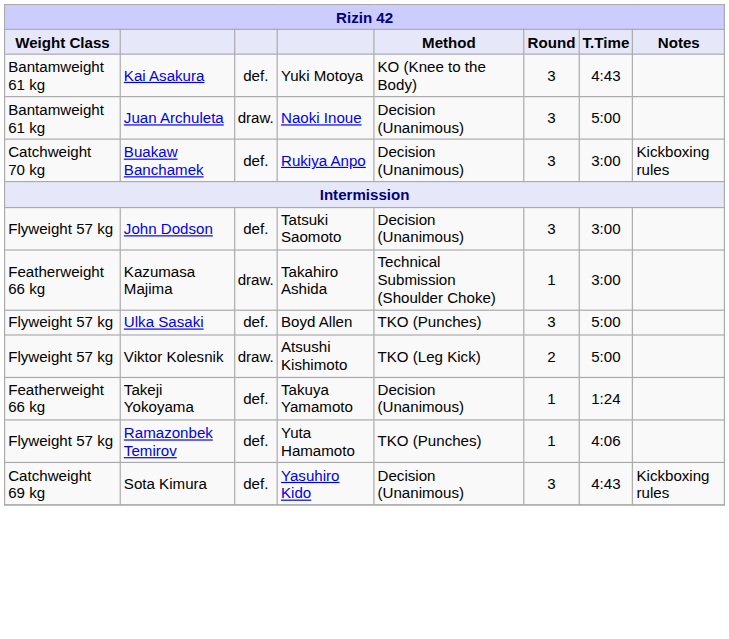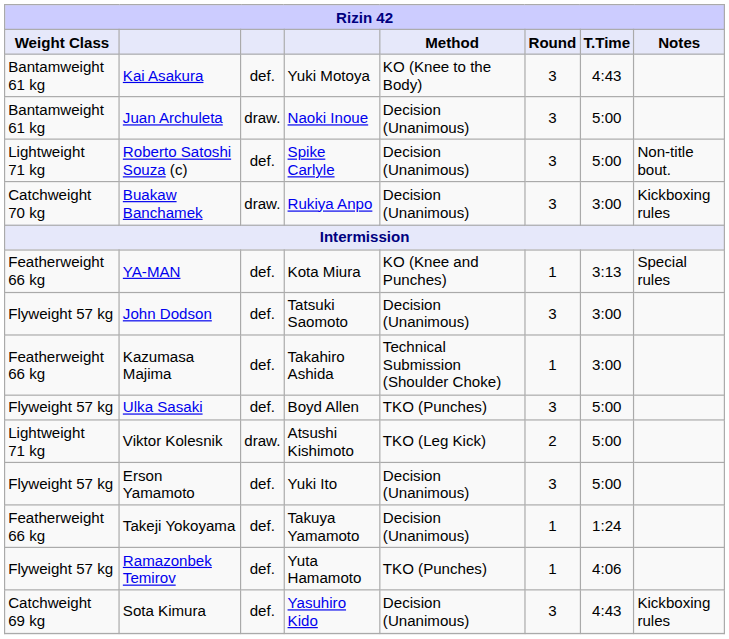+ row: (177, 161)
(256, 161) def. -> (262, 203) draw.
+ row: (152, 271)
(256, 280) draw. -> (262, 365) def.
(61, 356) Flyweight 57 kg -> (46, 441) Lightweight 71 kg
+ row: (159, 484)
